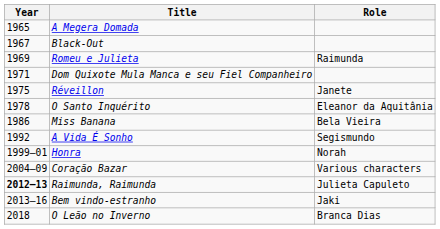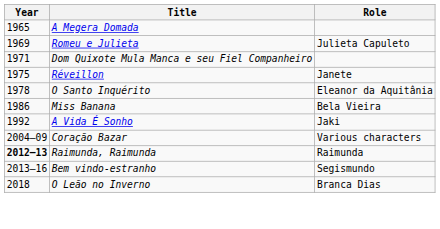- row: (78, 44)
(340, 59) Raimunda -> (363, 44) Julieta Capuleto
(346, 138) Segismundo -> (329, 122) Jaki
- row: (66, 153)
(363, 185) Julieta Capuleto -> (340, 153) Raimunda
(329, 200) Jaki -> (346, 169) Segismundo
